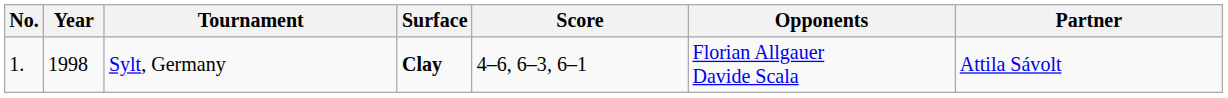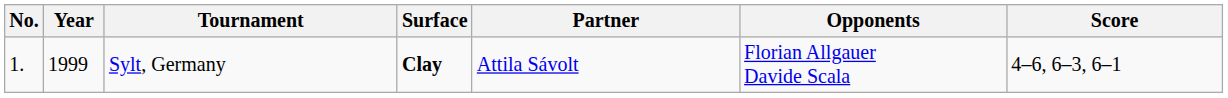columns swapped: (1089, 20) <-> (580, 20)
(68, 64) 1998 -> (68, 64) 1999
